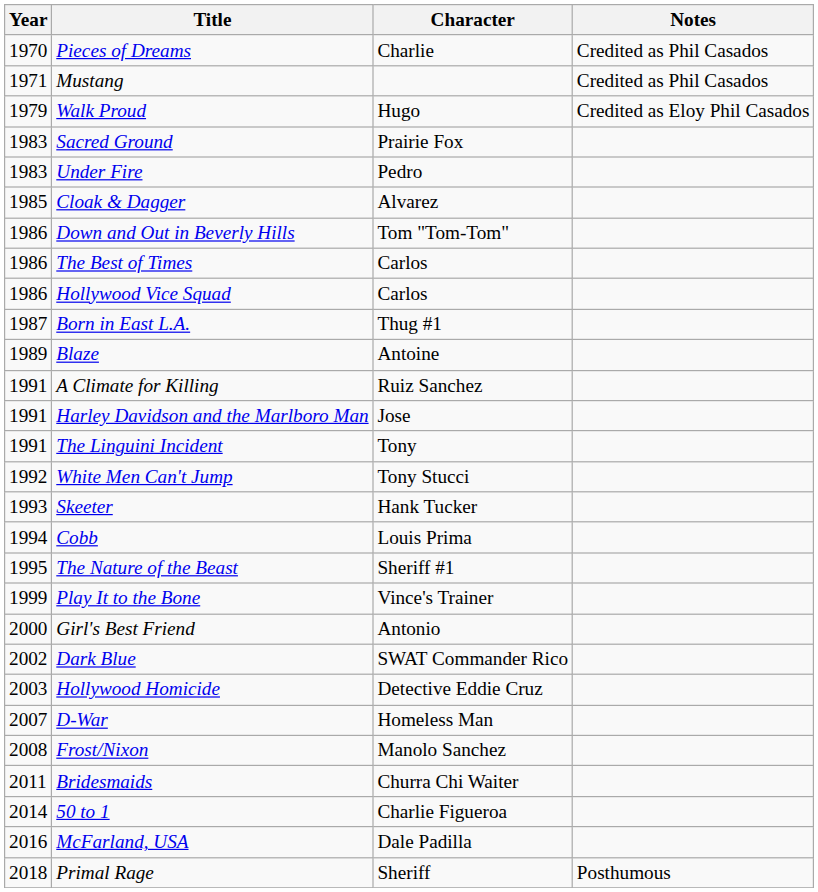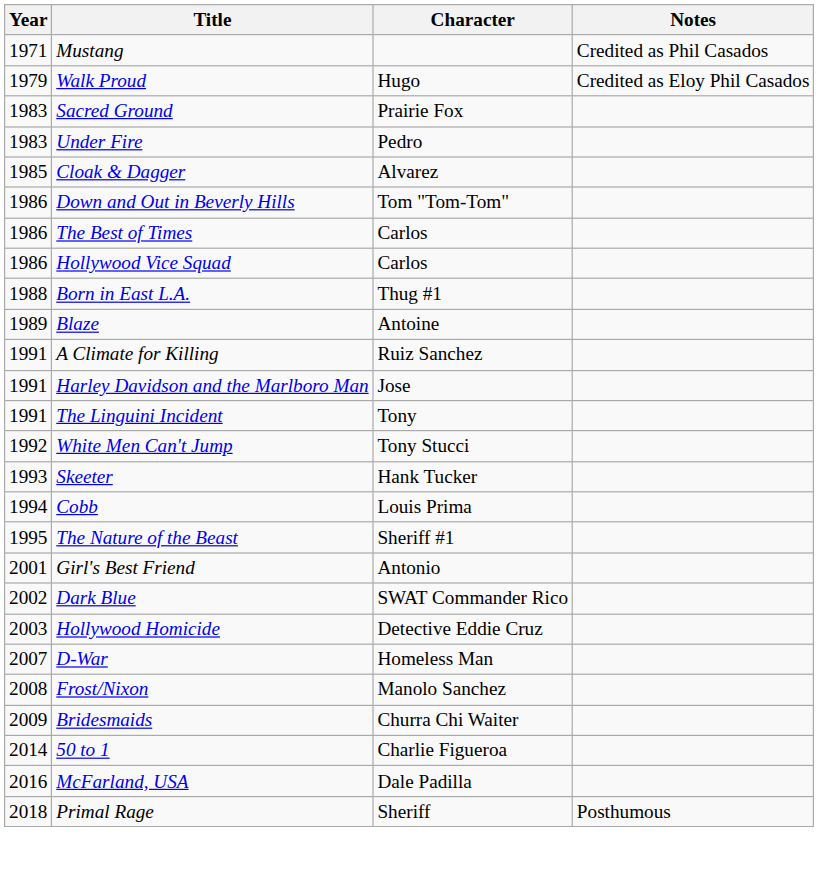- row: (124, 50)
(28, 324) 1987 -> (28, 293) 1988
- row: (128, 598)
(28, 628) 2000 -> (28, 567) 2001
(28, 780) 2011 -> (28, 720) 2009
